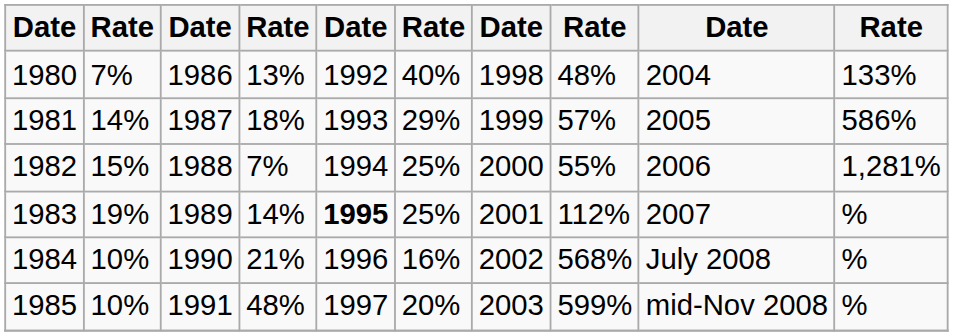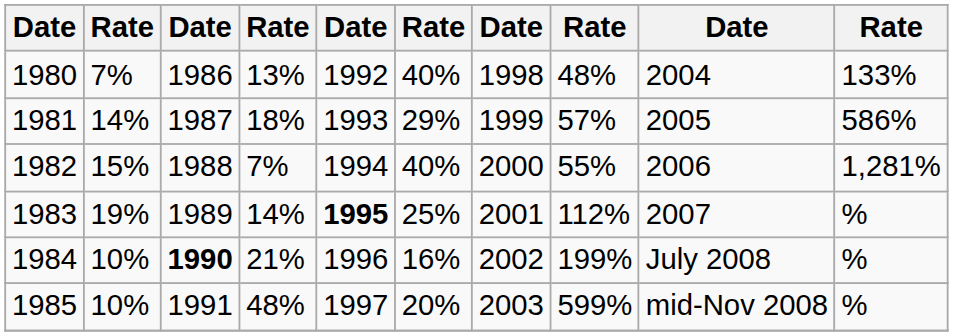(431, 167) 25% -> (431, 167) 40%
(200, 259) normal -> (200, 259) bold
(595, 259) 568% -> (595, 259) 199%
